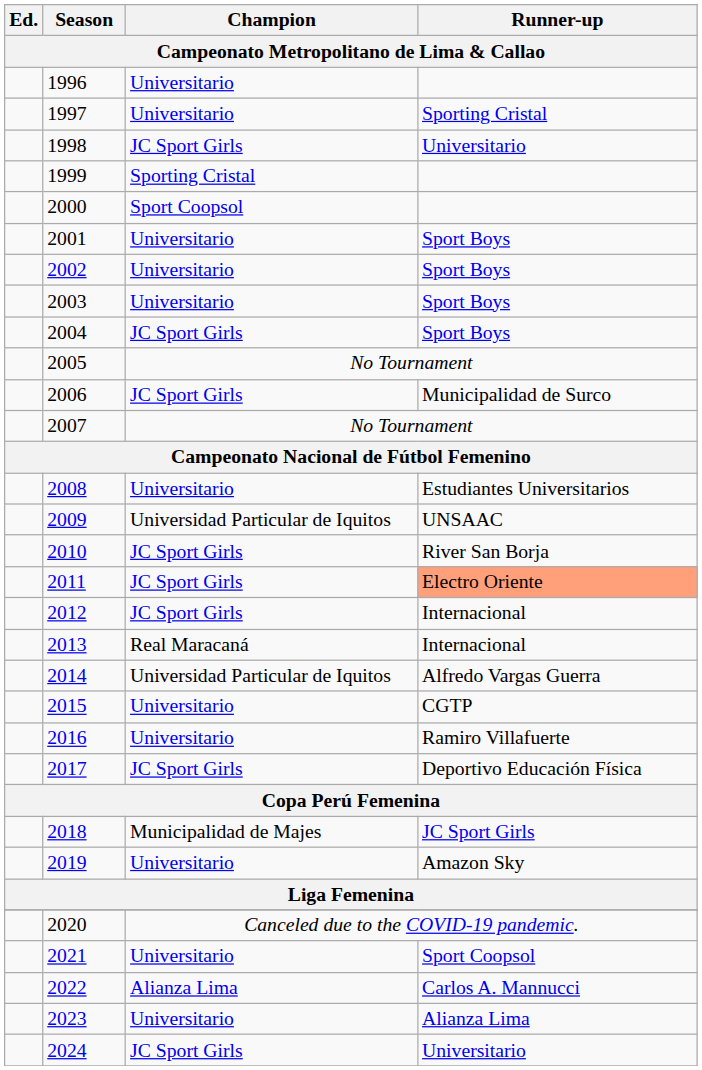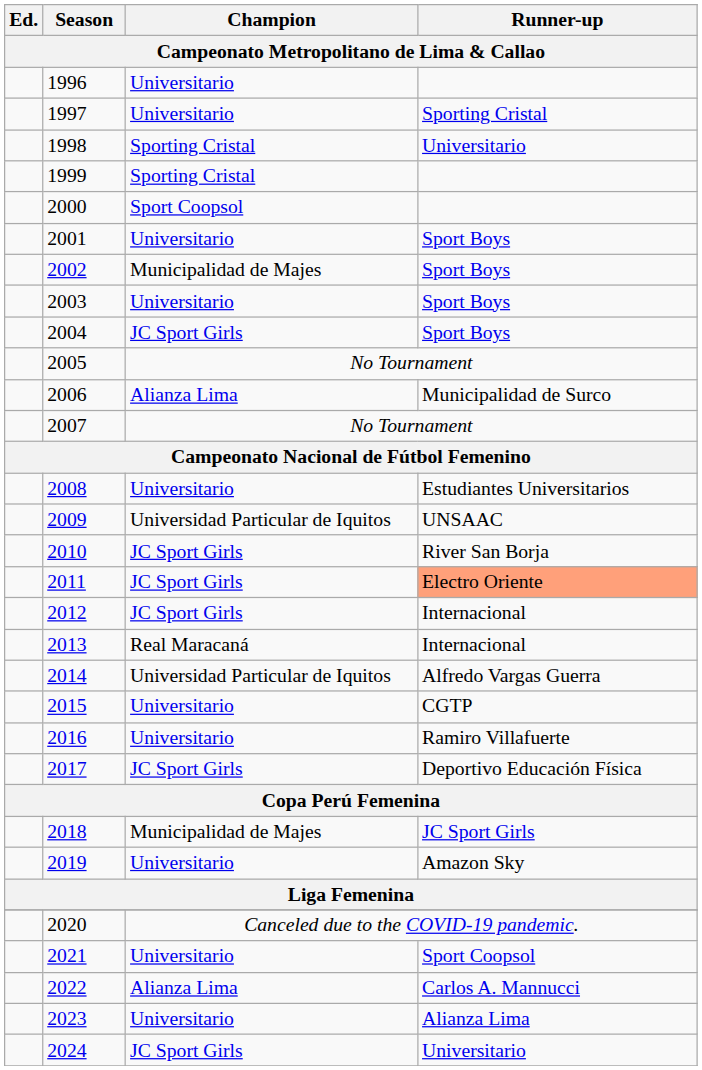(186, 144) JC Sport Girls -> (193, 144) Sporting Cristal
(182, 269) Universitario -> (226, 269) Municipalidad de Majes
(186, 394) JC Sport Girls -> (184, 394) Alianza Lima
